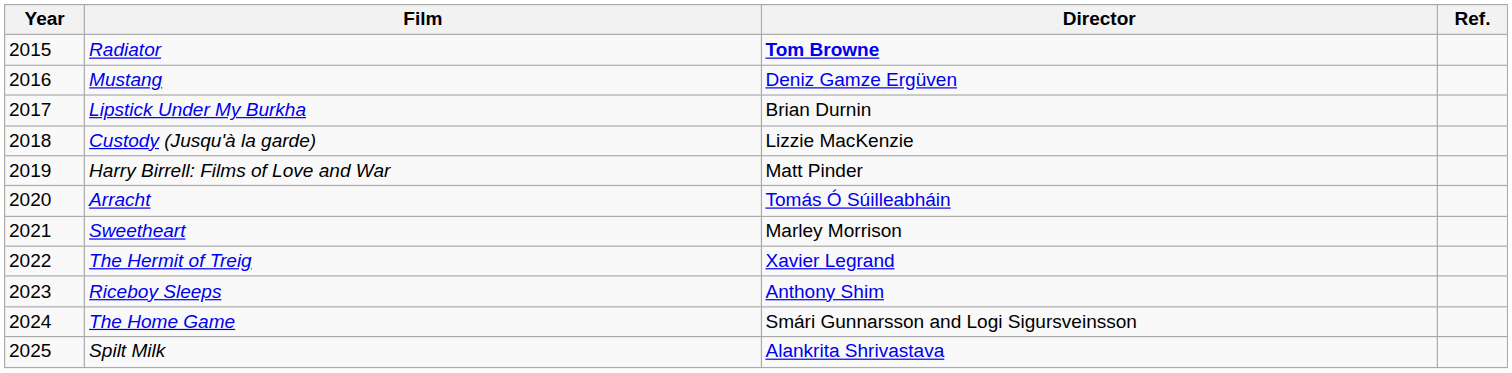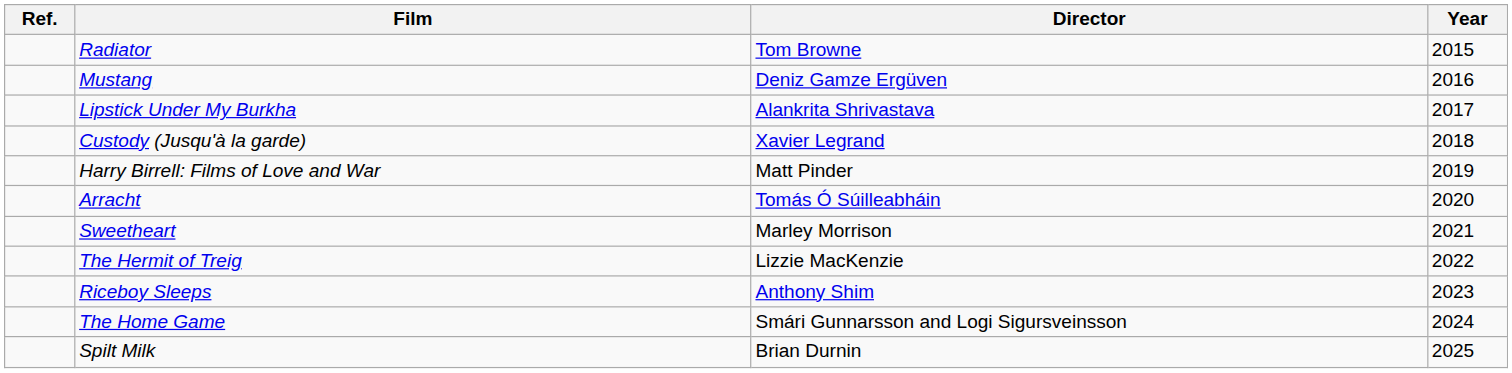columns swapped: (45, 19) <-> (1472, 19)
(822, 49) bold -> (808, 49) normal
(818, 110) Brian Durnin -> (845, 110) Alankrita Shrivastava
(840, 140) Lizzie MacKenzie -> (820, 140) Xavier Legrand
(830, 261) Xavier Legrand -> (830, 261) Lizzie MacKenzie
(855, 351) Alankrita Shrivastava -> (808, 351) Brian Durnin
